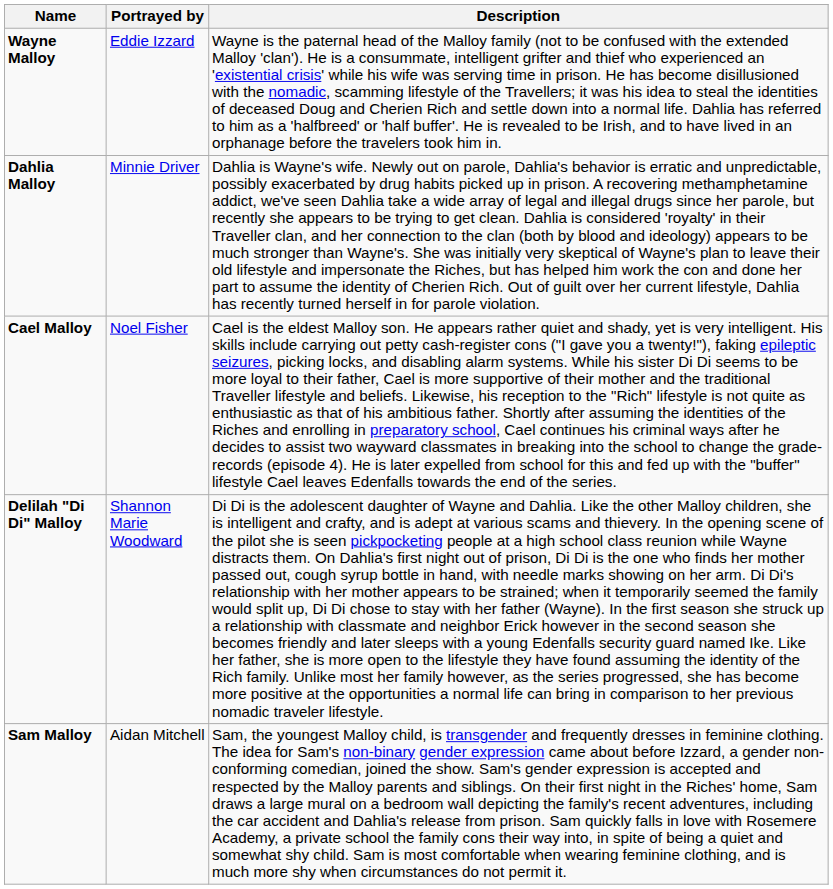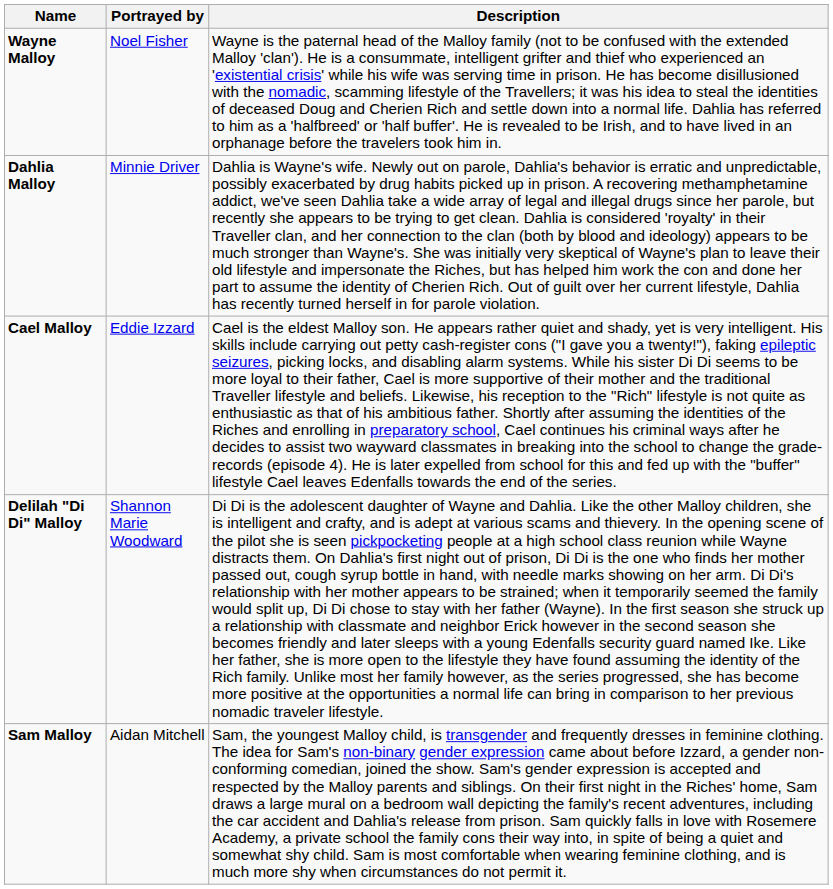(152, 40) Eddie Izzard -> (149, 40) Noel Fisher
(149, 328) Noel Fisher -> (152, 328) Eddie Izzard
